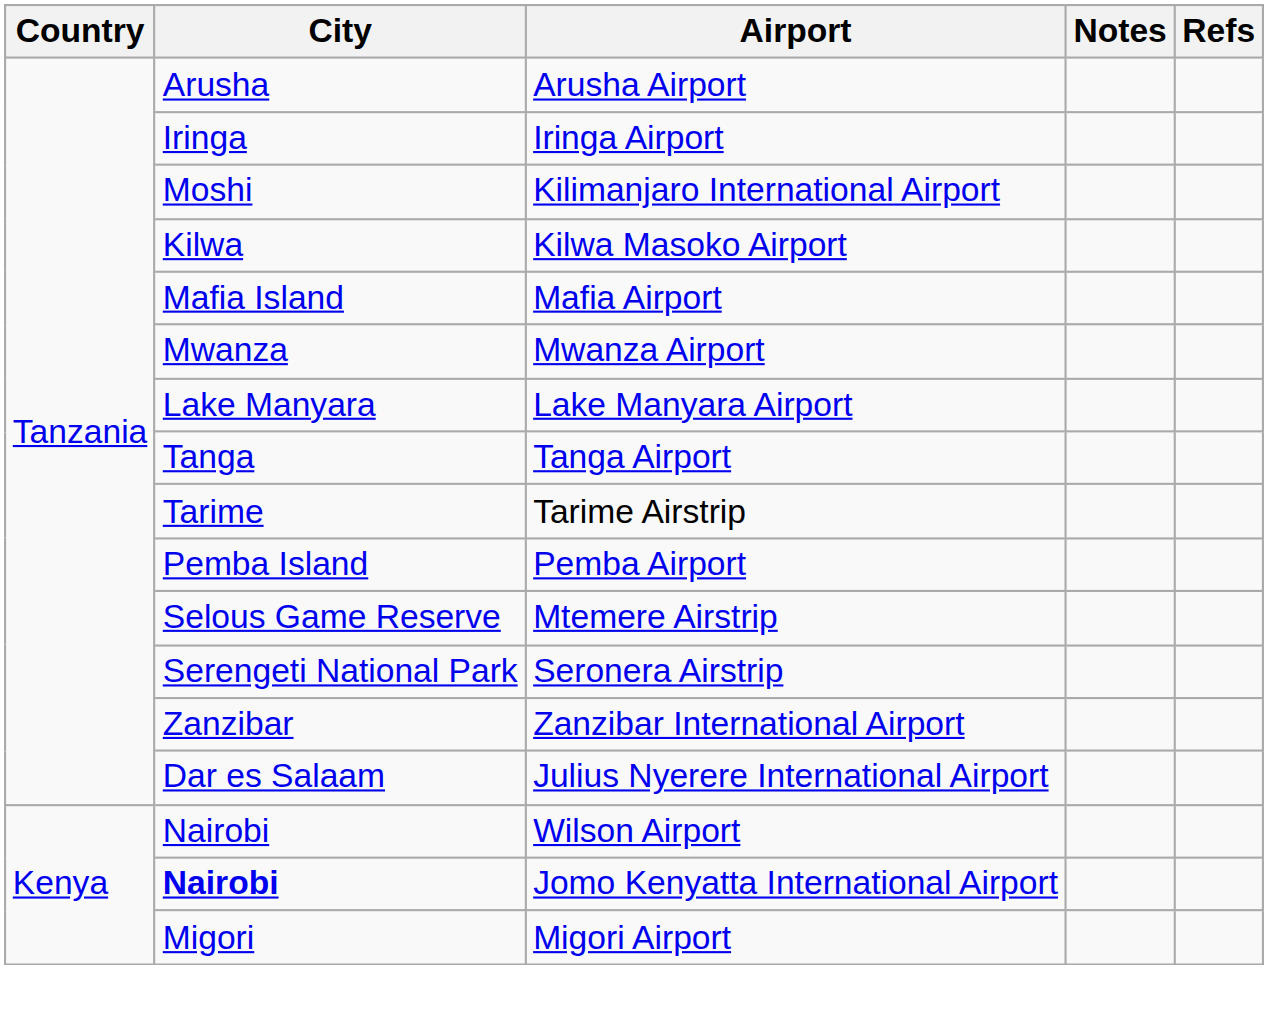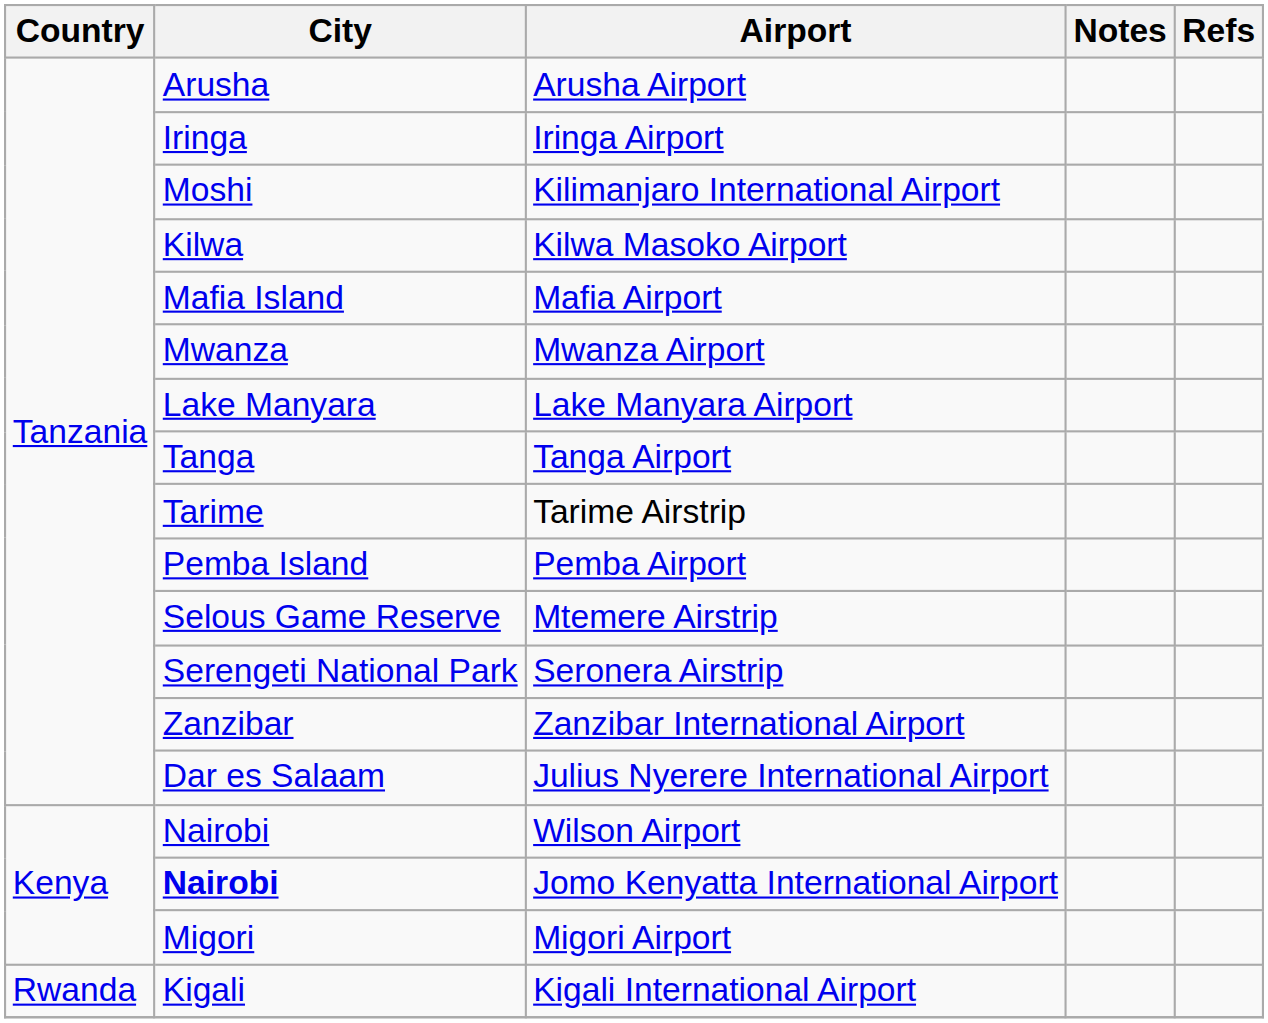+ row: (725, 990)
